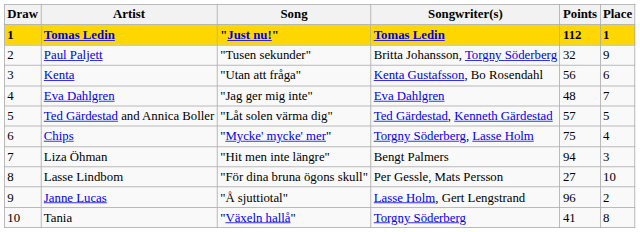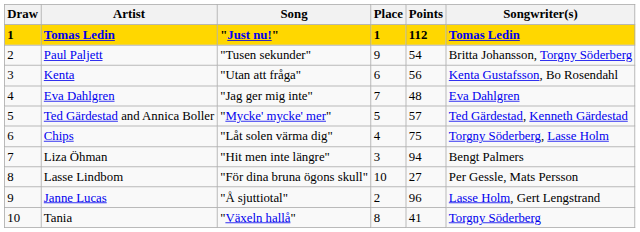columns swapped: (465, 14) <-> (618, 14)
(569, 55) 32 -> (415, 55) 54
(276, 116) "Låt solen värma dig" -> (276, 116) "Mycke' mycke' mer"
(276, 136) "Mycke' mycke' mer" -> (276, 136) "Låt solen värma dig"
